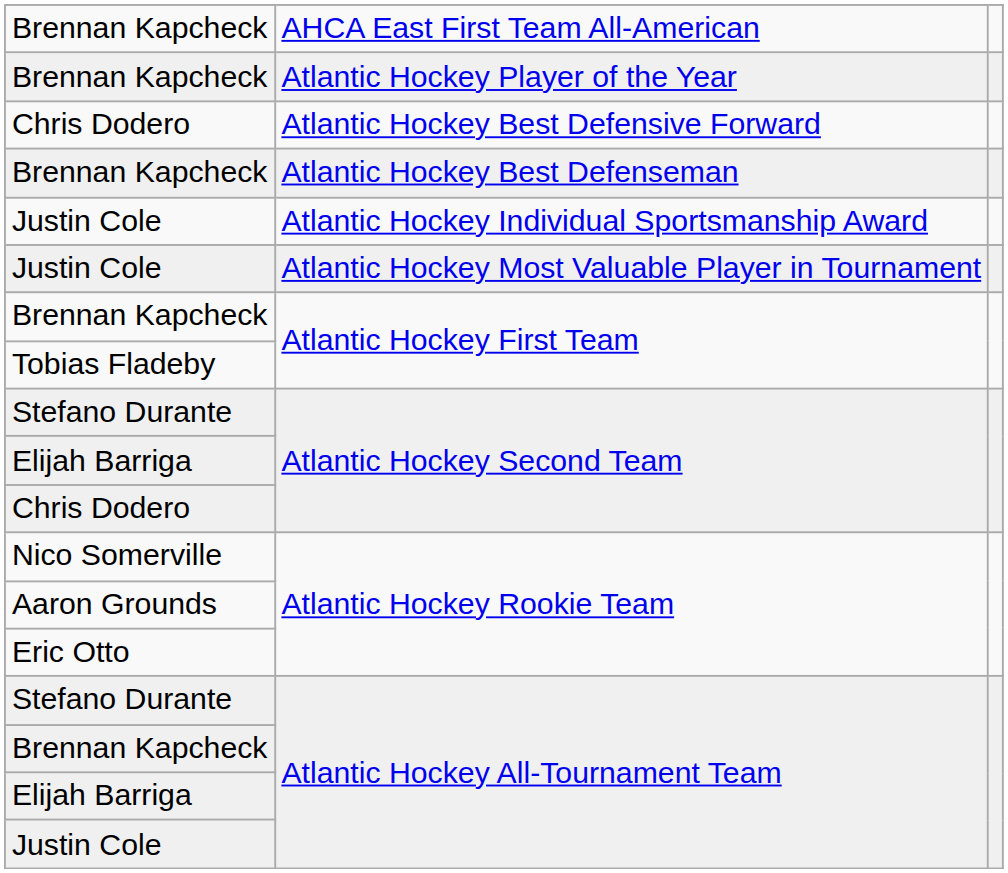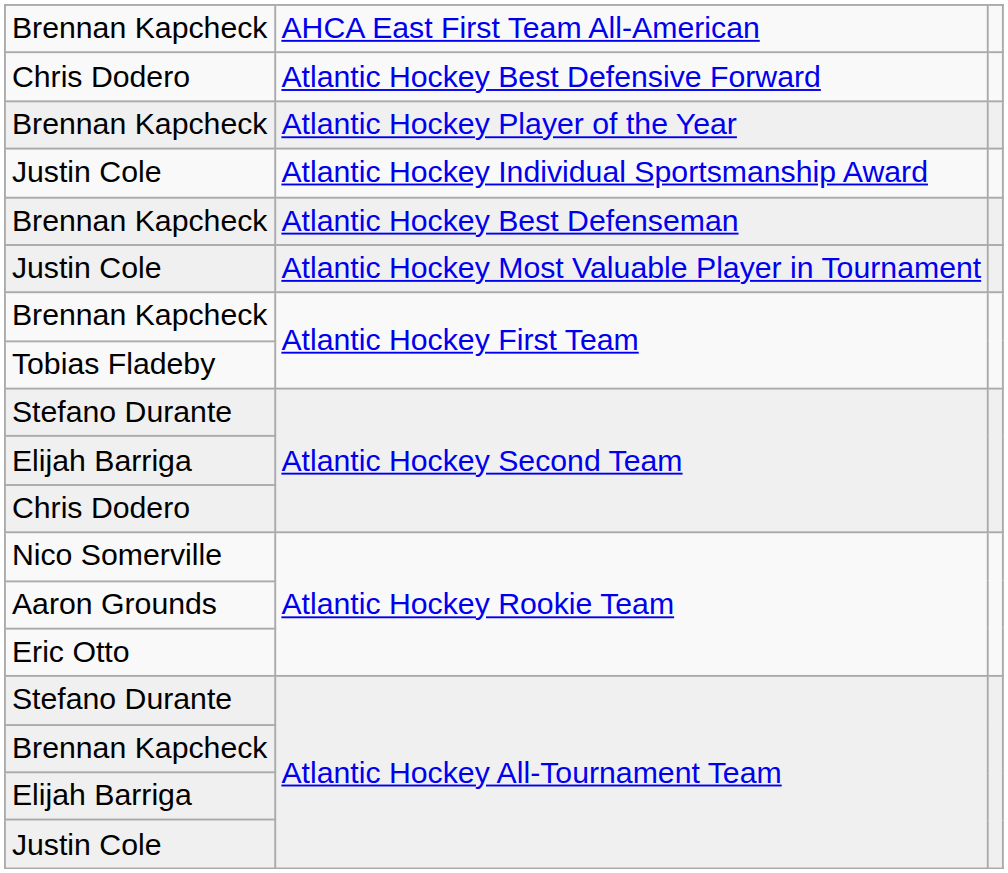rows swapped: (140, 76) <-> (101, 124)
rows swapped: (140, 172) <-> (87, 220)
